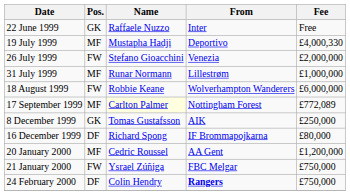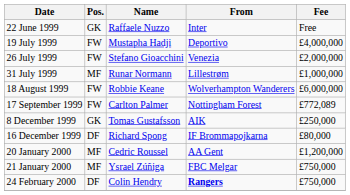(94, 43) MF -> (94, 43) FW
(321, 43) £4,000,330 -> (321, 43) £4,000,000
(94, 105) MF -> (94, 105) FW
(138, 105) lightyellow background -> (138, 105) no background
(94, 167) FW -> (94, 167) MF
